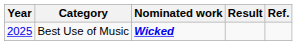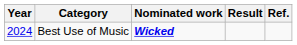(20, 31) 2025 -> (20, 31) 2024
